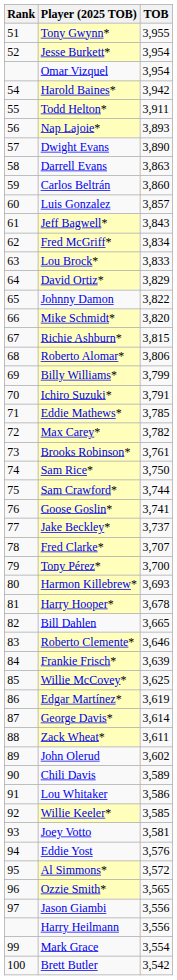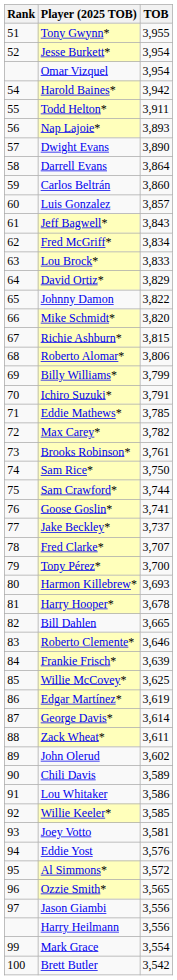(156, 166) 3,863 -> (156, 166) 3,864
